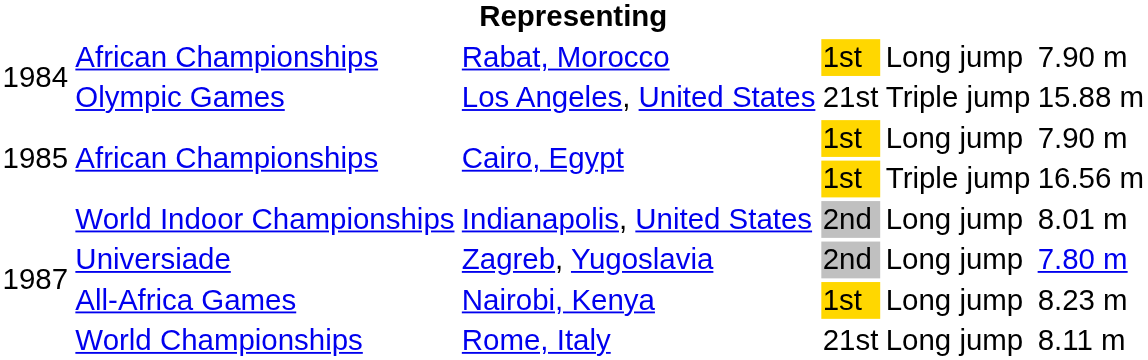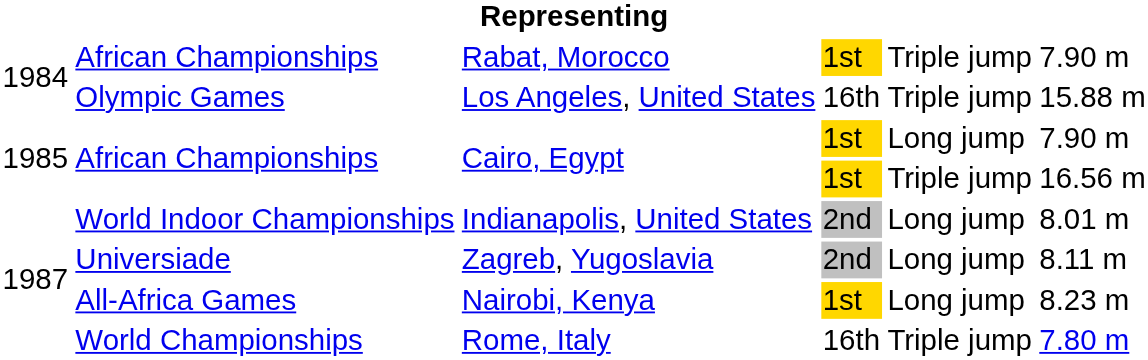(954, 57) Long jump -> (960, 57) Triple jump
(851, 97) 21st -> (851, 97) 16th
(1083, 259) 7.80 m -> (1083, 259) 8.11 m
(851, 340) 21st -> (851, 340) 16th
(954, 340) Long jump -> (960, 340) Triple jump
(1082, 340) 8.11 m -> (1084, 340) 7.80 m
